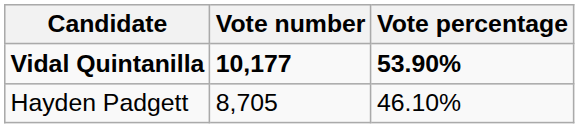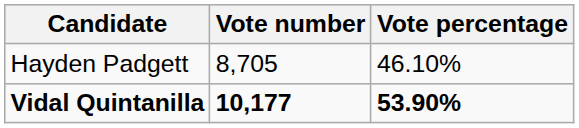rows swapped: (107, 63) <-> (99, 102)
